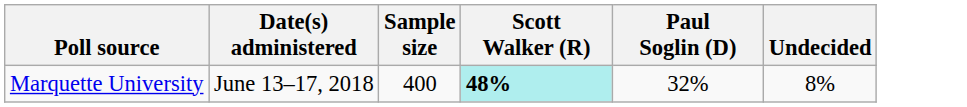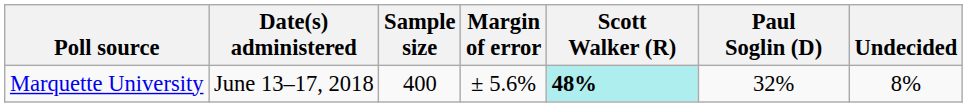+ column: (504, 35)
